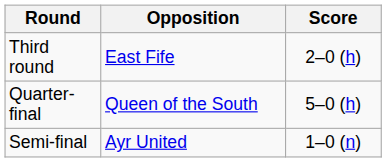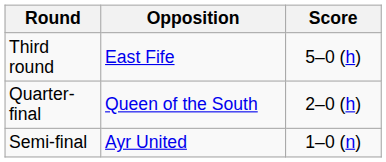(333, 56) 2–0 (h) -> (333, 56) 5–0 (h)
(333, 104) 5–0 (h) -> (333, 104) 2–0 (h)
